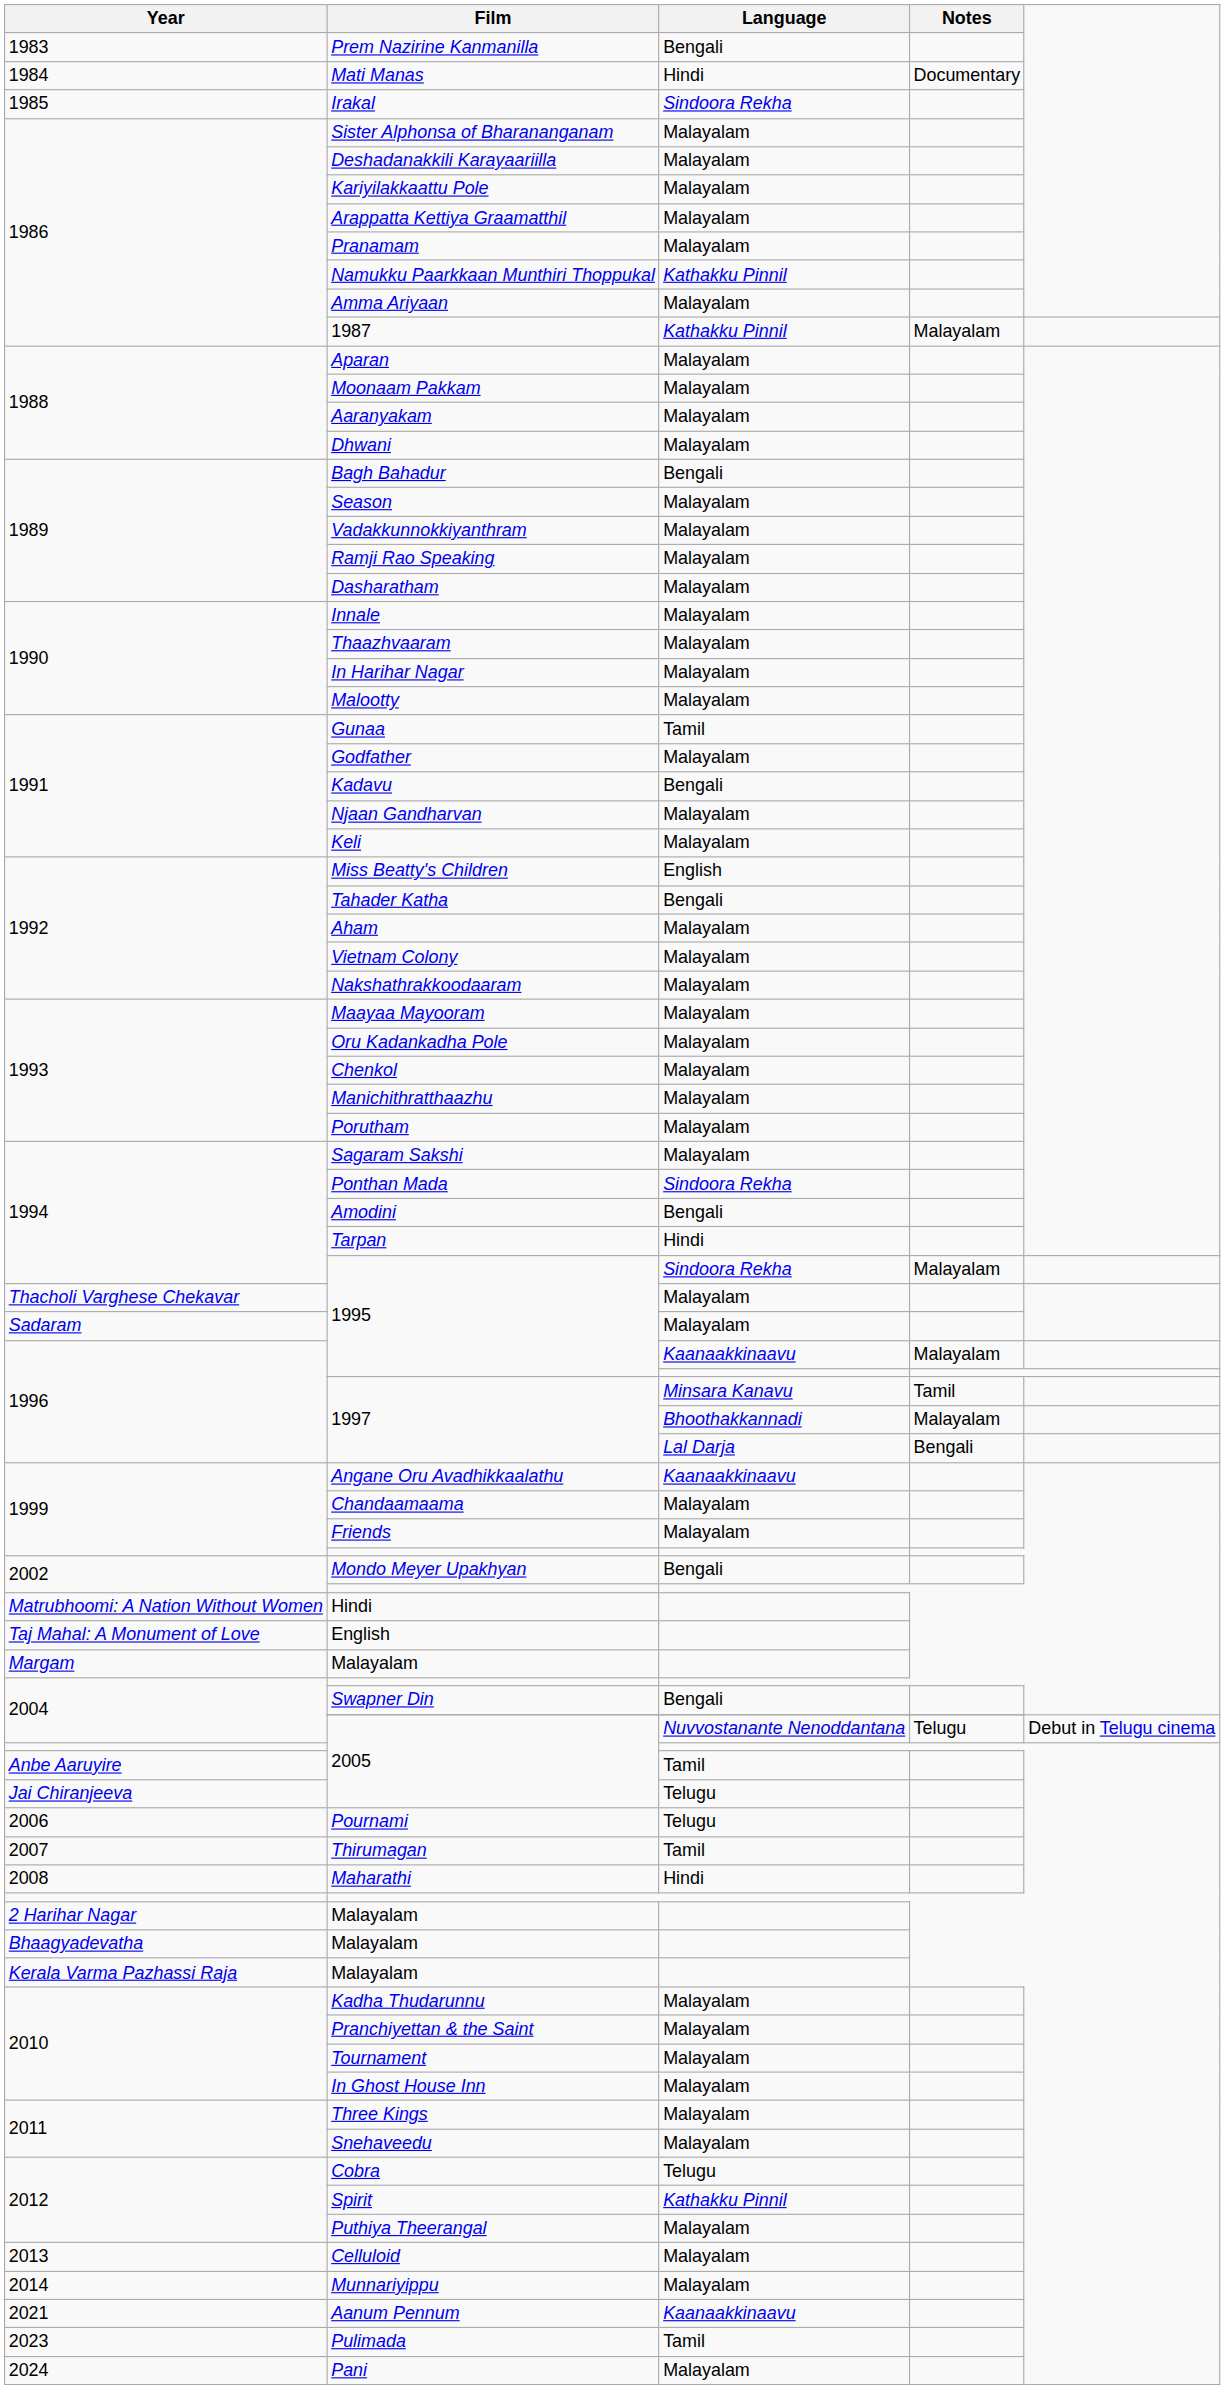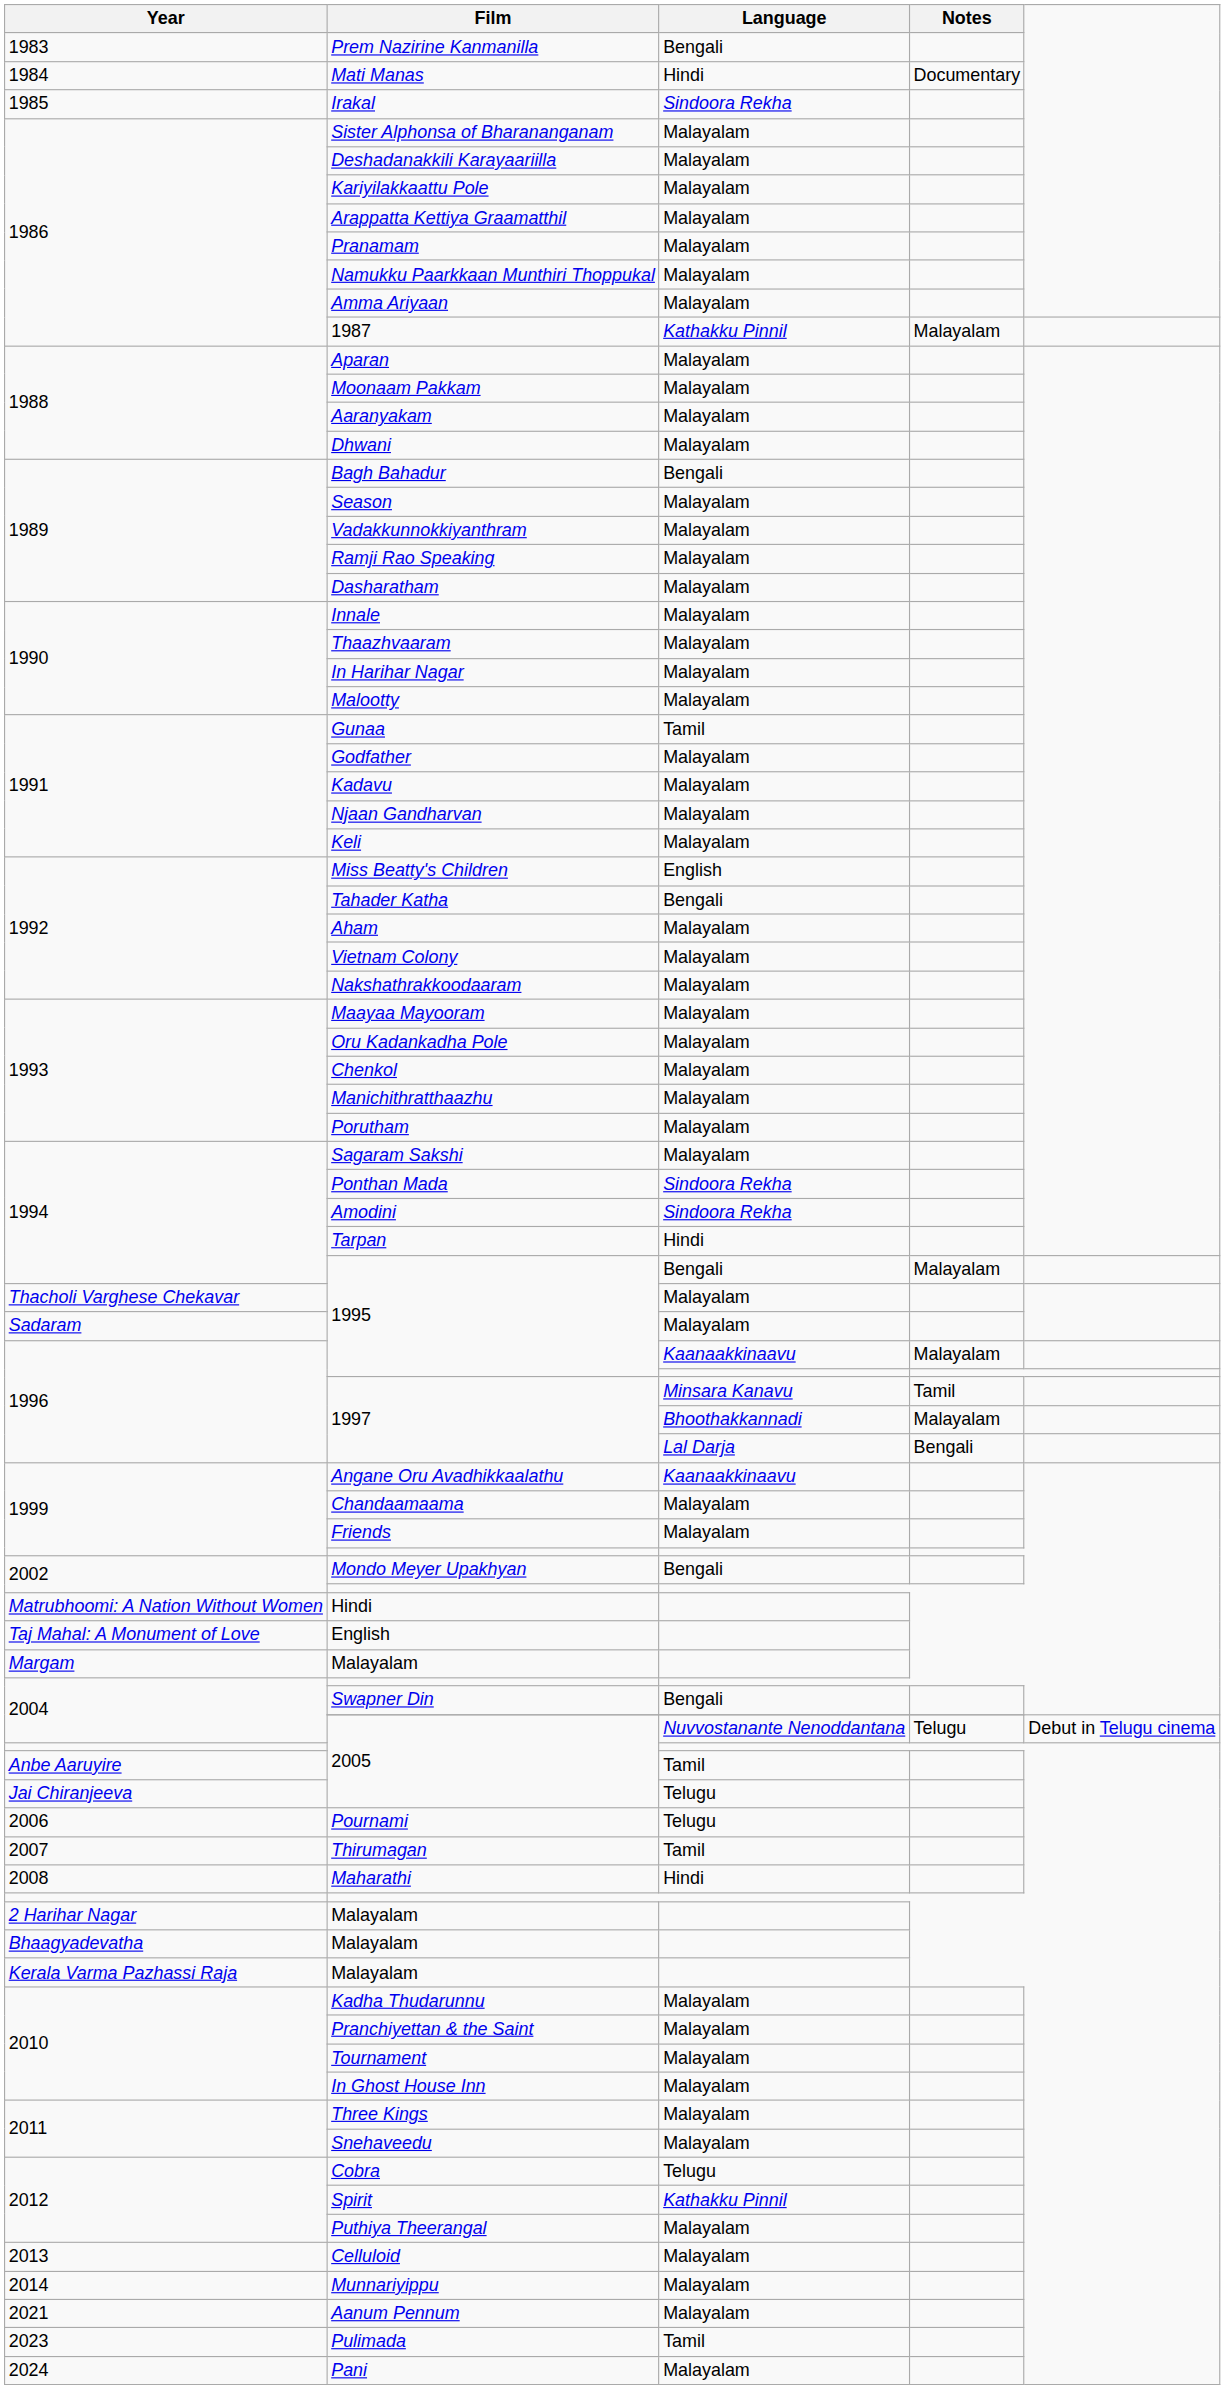(725, 274) Kathakku Pinnil -> (706, 274) Malayalam
(693, 786) Bengali -> (706, 786) Malayalam
(693, 1212) Bengali -> (727, 1212) Sindoora Rekha
(727, 1269) Sindoora Rekha -> (693, 1269) Bengali
(729, 2313) Kaanaakkinaavu -> (706, 2313) Malayalam
